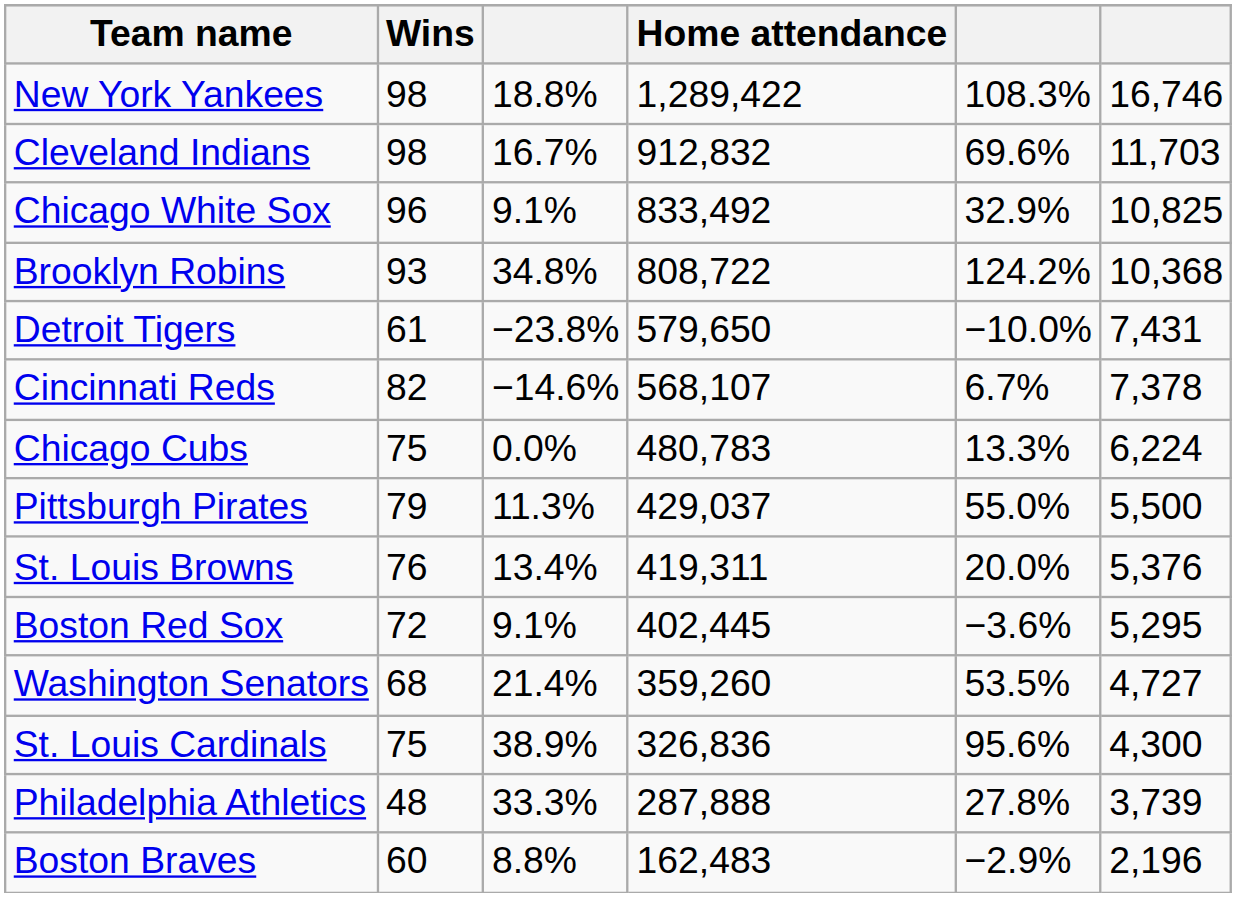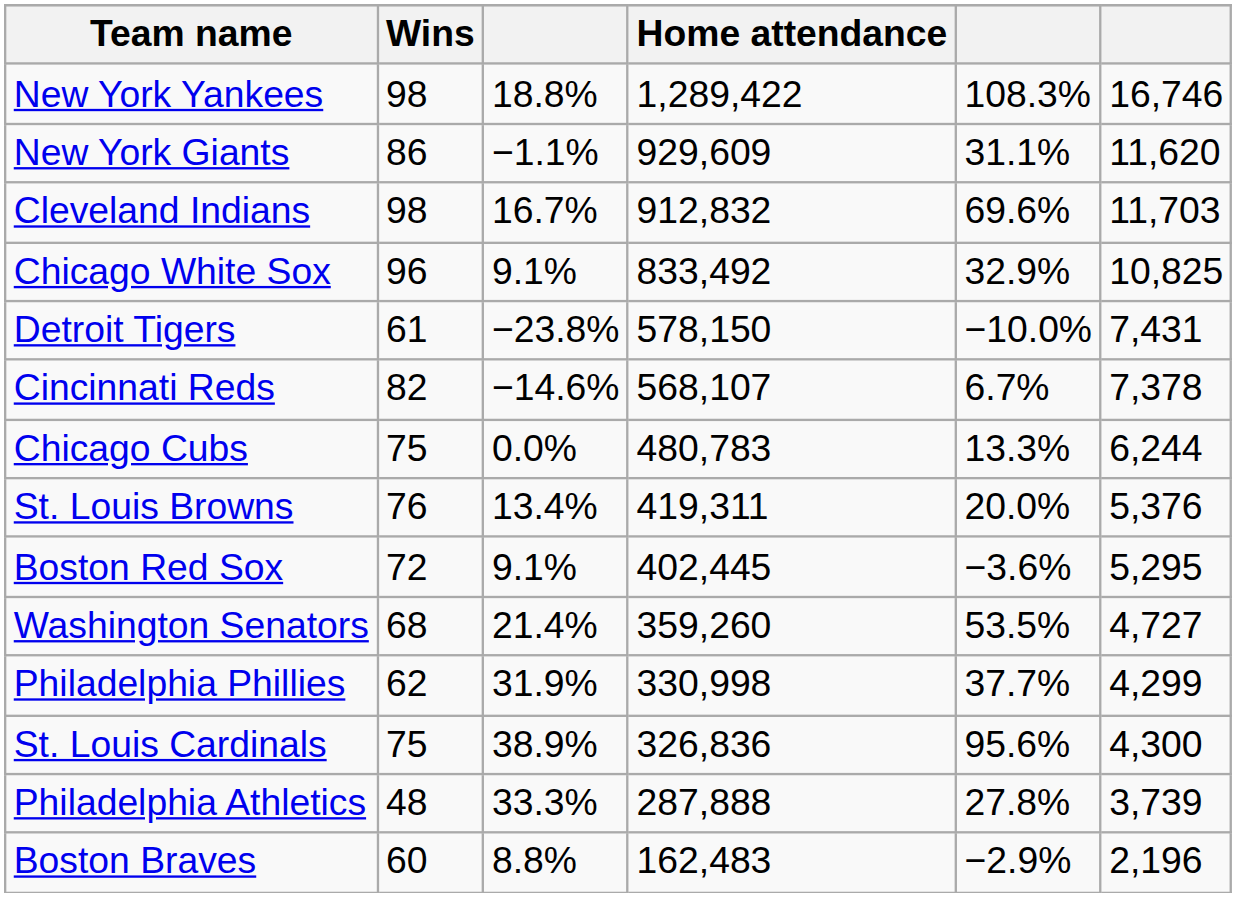+ row: (152, 152)
- row: (149, 270)
(704, 329) 579,650 -> (704, 329) 578,150
(1156, 447) 6,224 -> (1156, 447) 6,244
- row: (161, 507)
+ row: (180, 684)
